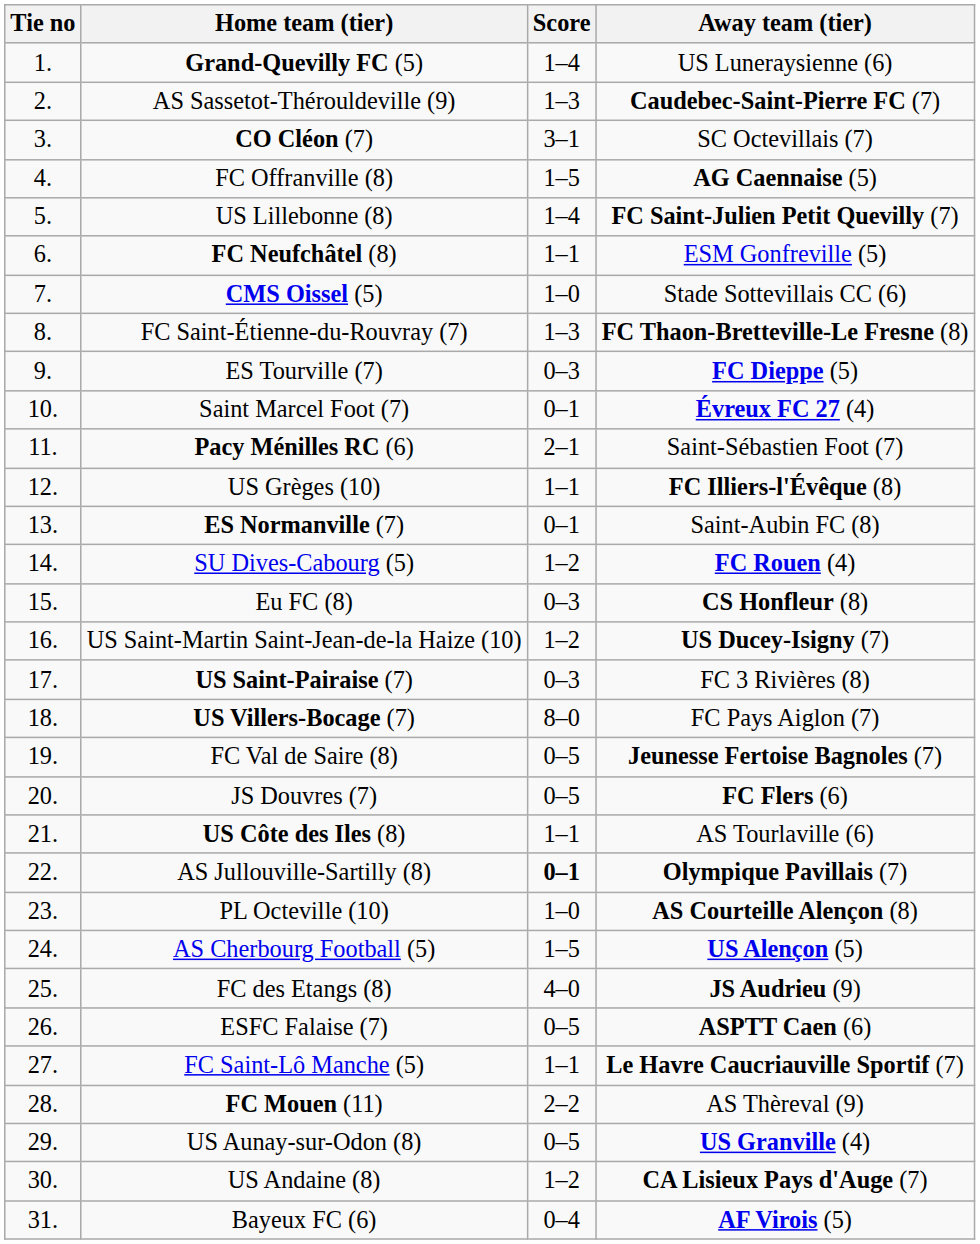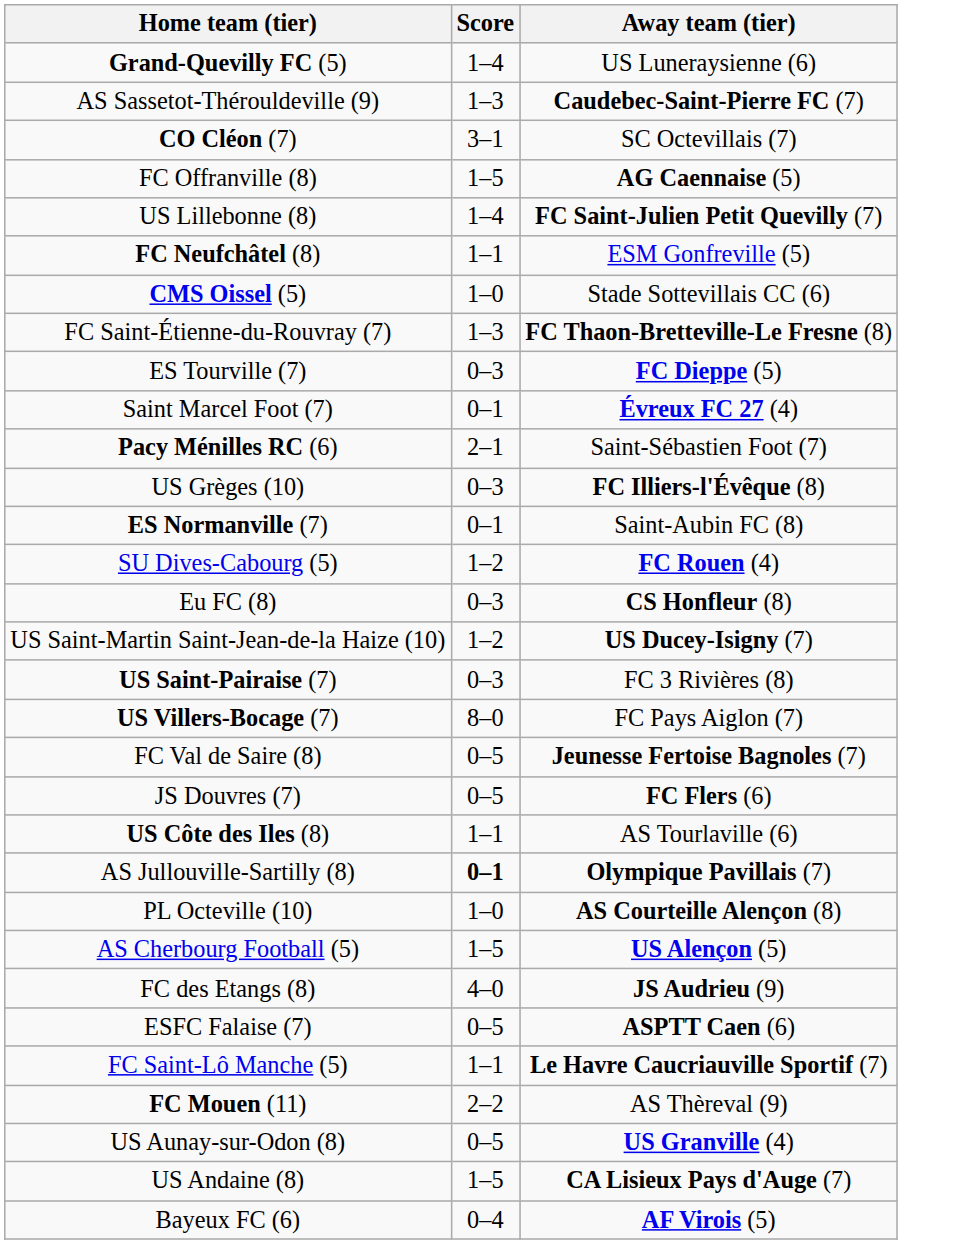- column: (43, 23)
(562, 486) 1–1 -> (485, 486) 0–3
(562, 1180) 1–2 -> (485, 1180) 1–5
